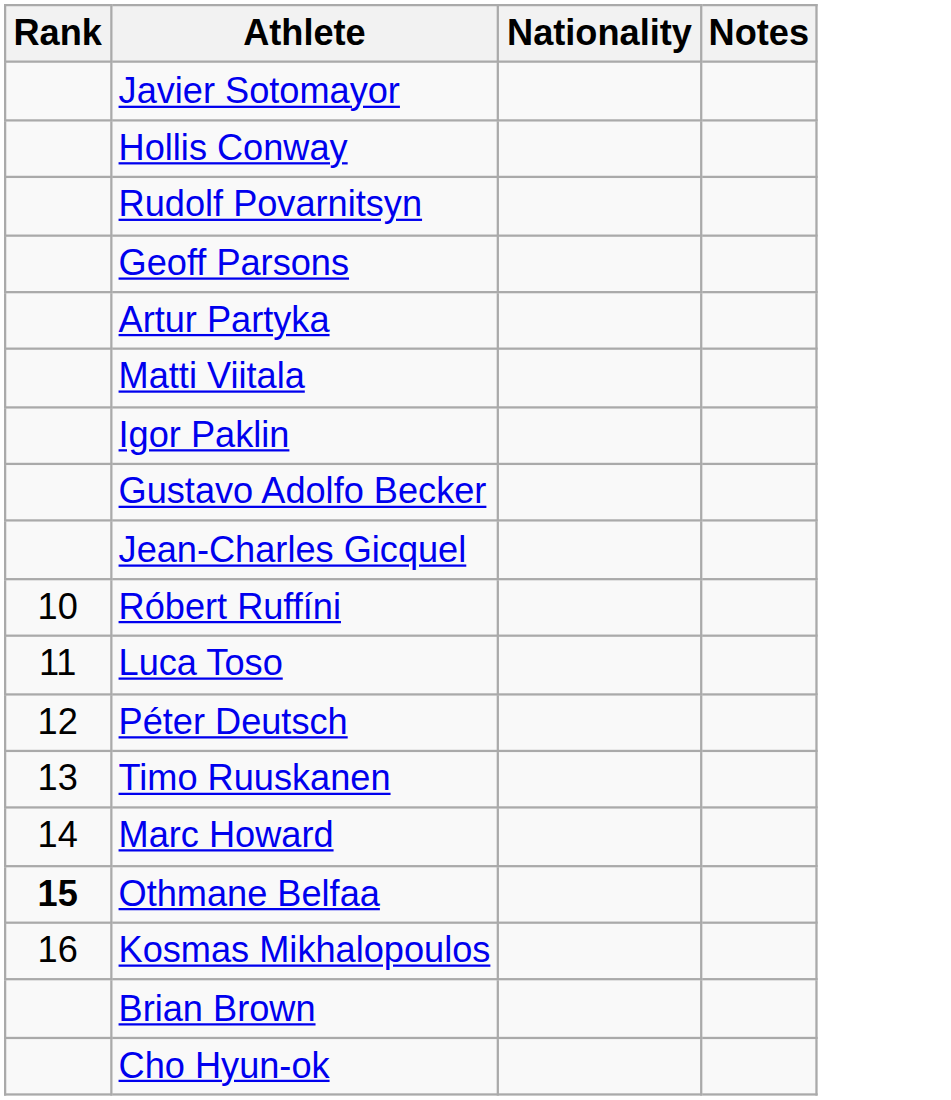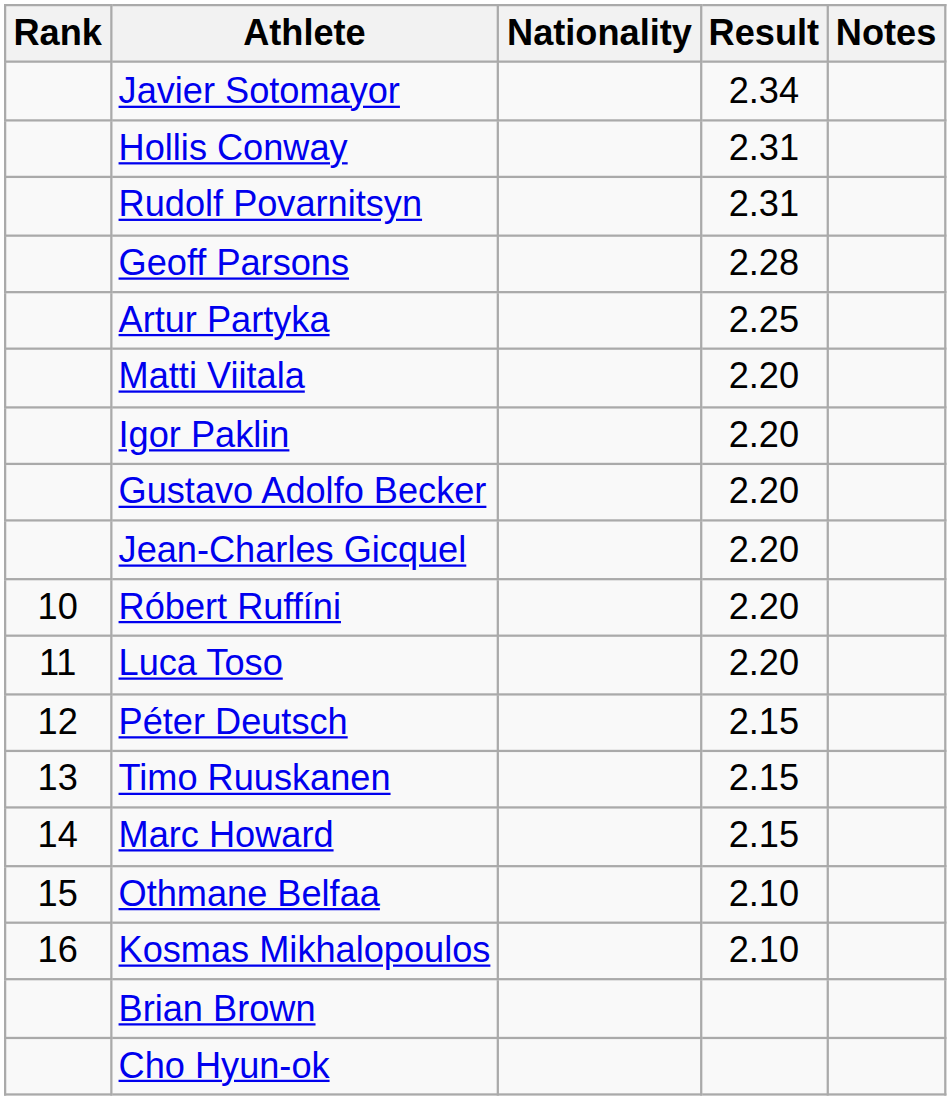+ column: (764, 33)
(58, 893) bold -> (58, 893) normal
